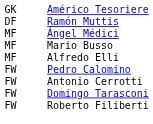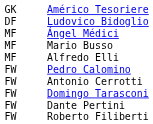+ row: (98, 22)
- row: (83, 22)
+ row: (86, 105)
